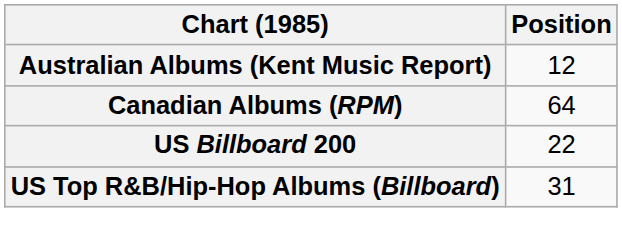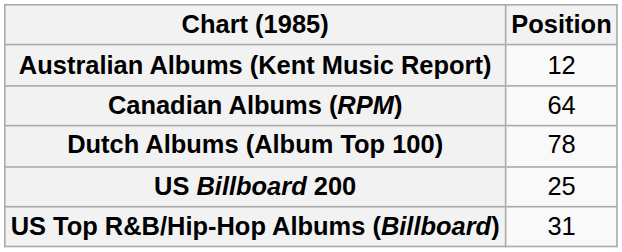+ row: (255, 145)
(562, 145) 22 -> (562, 186) 25
